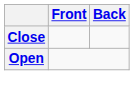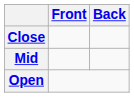+ row: (26, 59)
